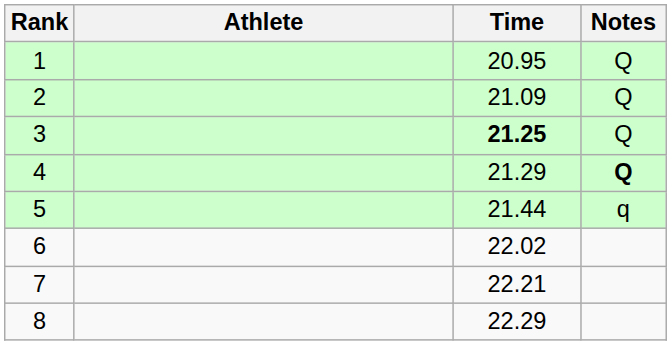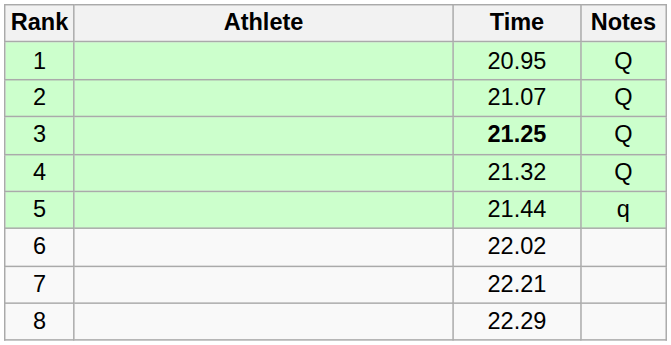(517, 97) 21.09 -> (517, 97) 21.07
(517, 172) 21.29 -> (517, 172) 21.32
(623, 172) bold -> (623, 172) normal
